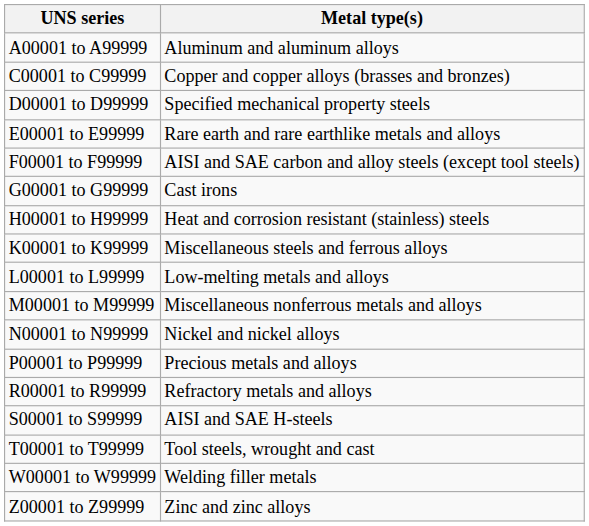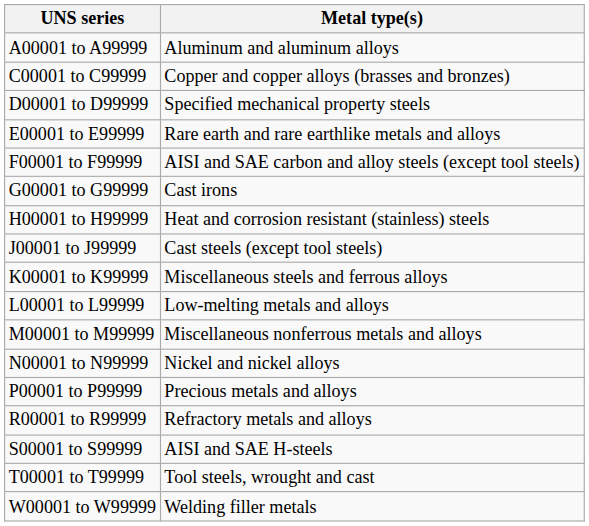+ row: (73, 248)
- row: (77, 506)
